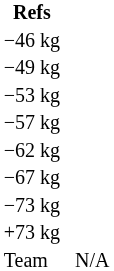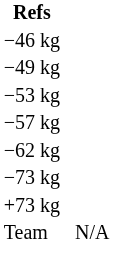- row: (32, 177)
